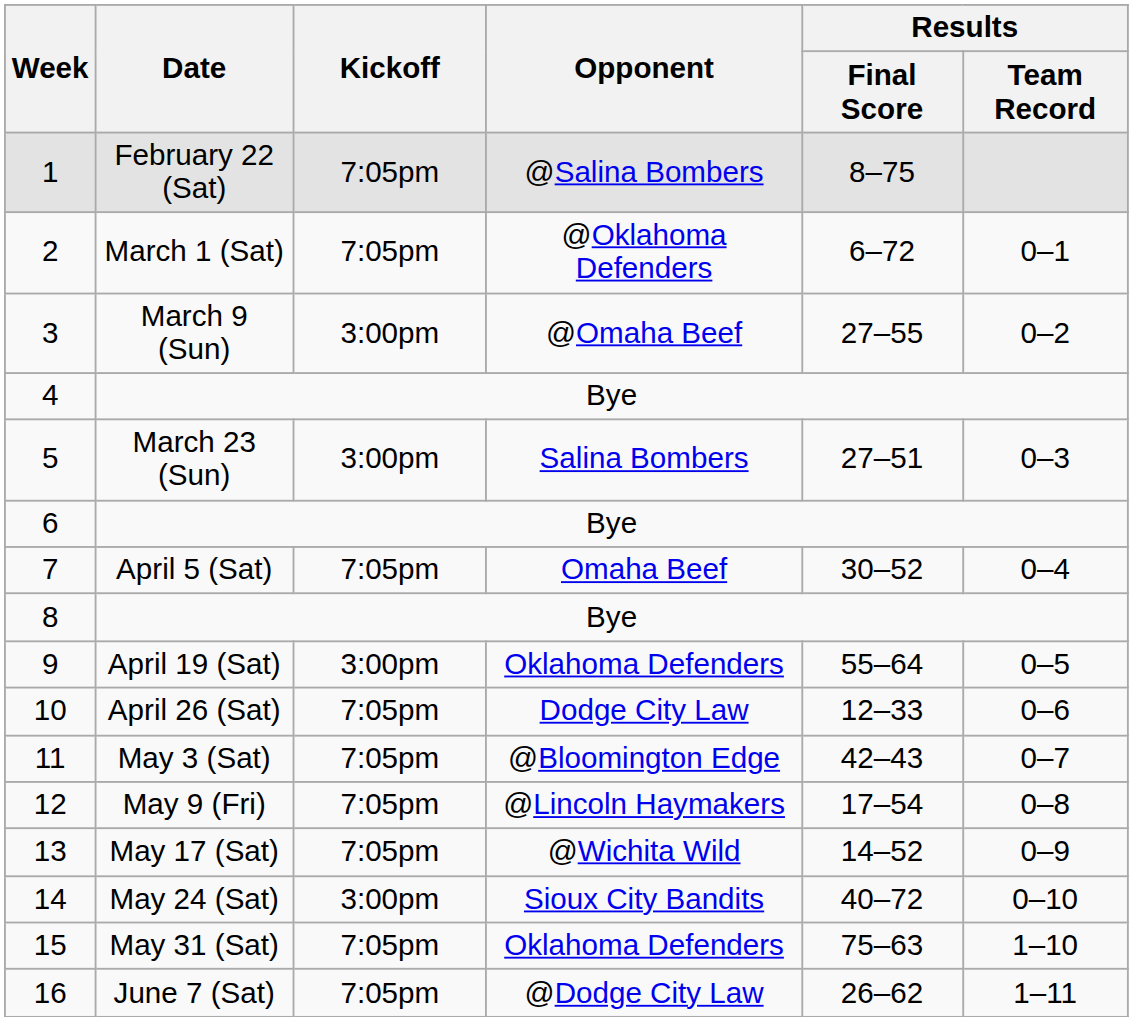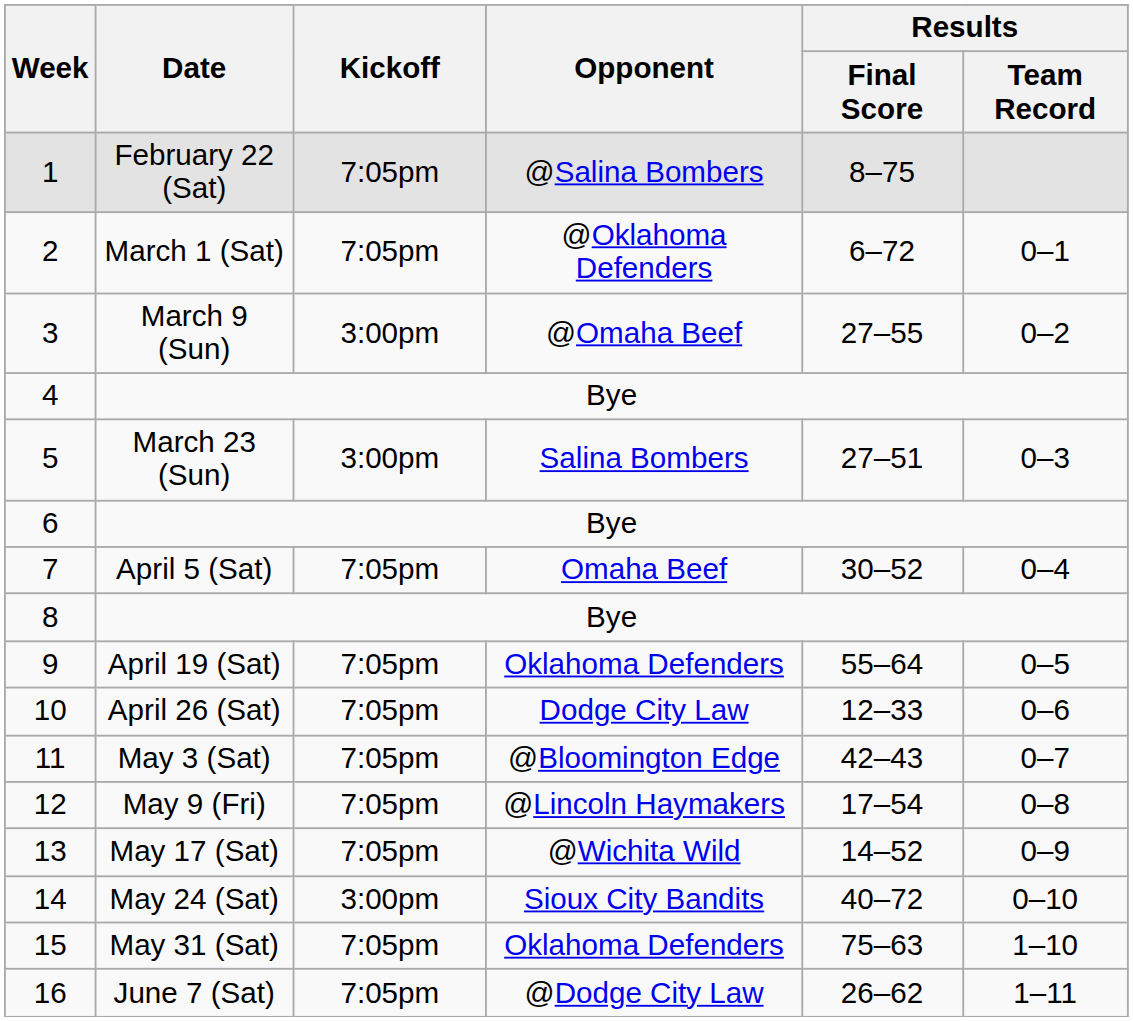(390, 663) 3:00pm -> (390, 663) 7:05pm
